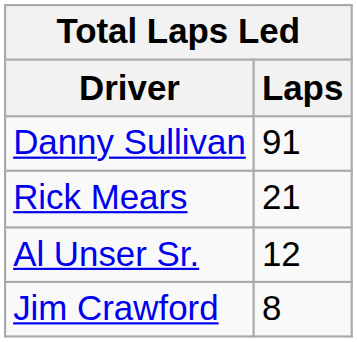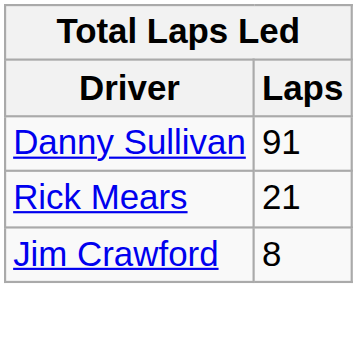- row: (106, 253)
